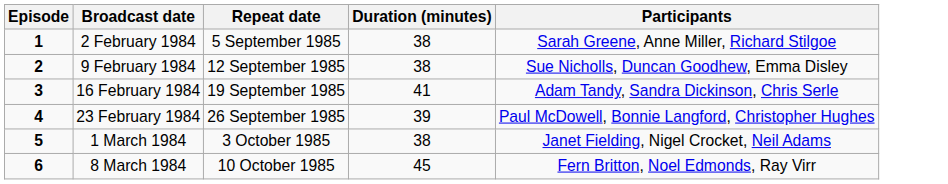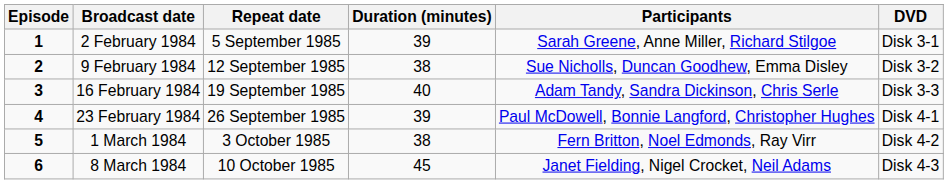+ column: (911, 16)
(422, 41) 38 -> (422, 41) 39
(422, 91) 41 -> (422, 91) 40
(687, 141) Janet Fielding, Nigel Crocket, Neil Adams -> (687, 141) Fern Britton, Noel Edmonds, Ray Virr
(687, 166) Fern Britton, Noel Edmonds, Ray Virr -> (687, 166) Janet Fielding, Nigel Crocket, Neil Adams
